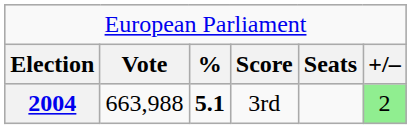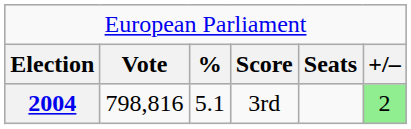(145, 103) 663,988 -> (145, 103) 798,816
(210, 103) bold -> (210, 103) normal
